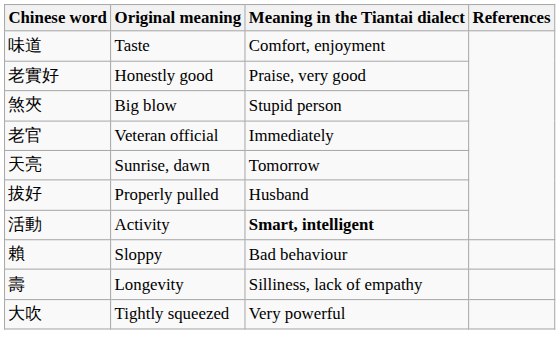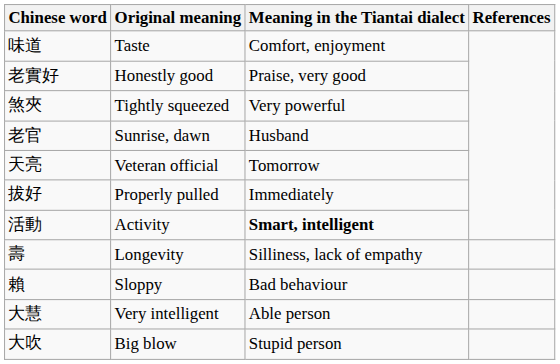(146, 105) Big blow -> (172, 105) Tightly squeezed
(295, 105) Stupid person -> (297, 105) Very powerful
(166, 135) Veteran official -> (162, 135) Sunrise, dawn
(291, 135) Immediately -> (279, 135) Husband
(162, 165) Sunrise, dawn -> (166, 165) Veteran official
(279, 195) Husband -> (291, 195) Immediately
rows swapped: (17, 283) <-> (17, 254)
+ row: (25, 313)
(172, 314) Tightly squeezed -> (146, 343) Big blow
(297, 314) Very powerful -> (295, 343) Stupid person
